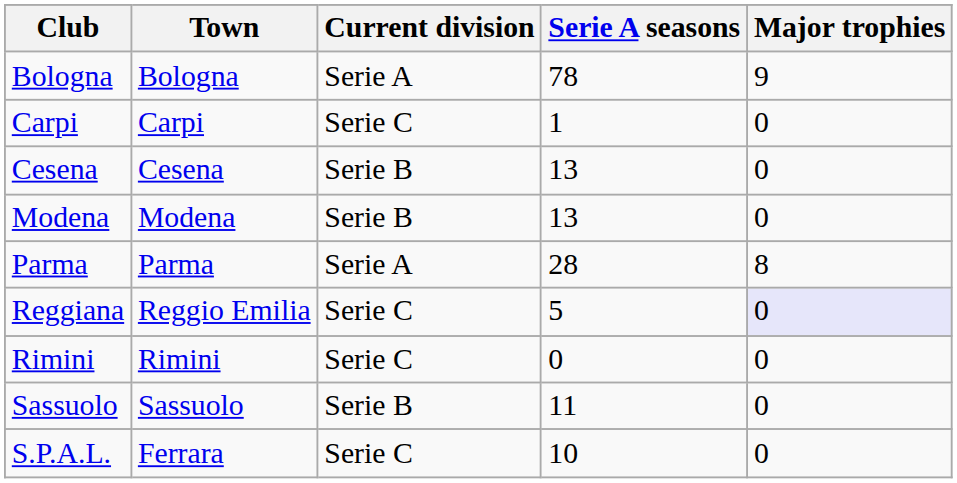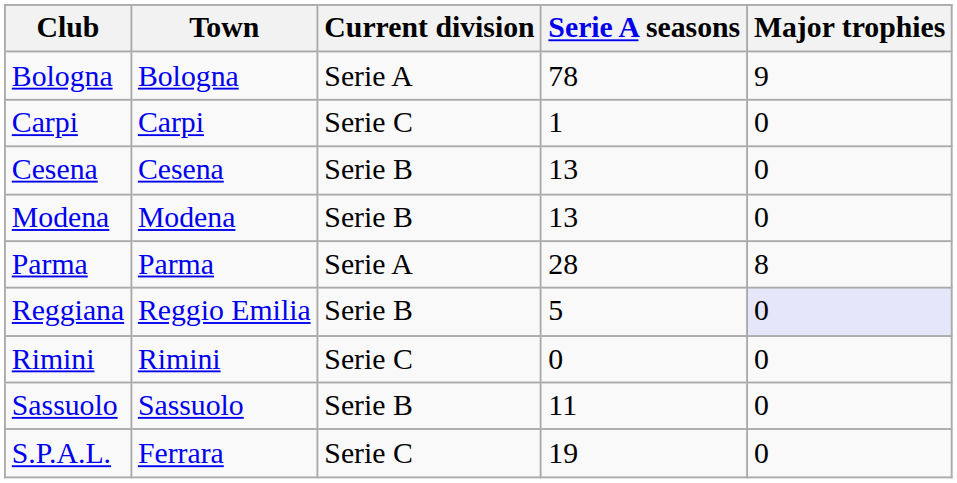(369, 311) Serie C -> (369, 311) Serie B
(563, 452) 10 -> (563, 452) 19
